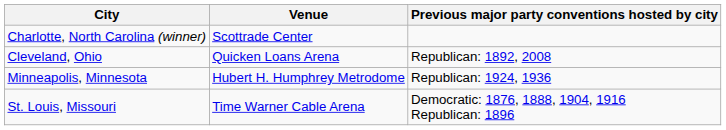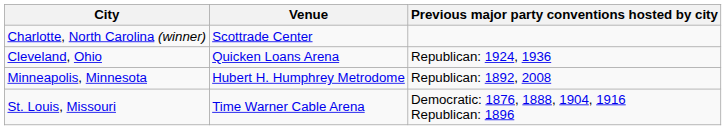(481, 57) Republican: 1892, 2008 -> (481, 57) Republican: 1924, 1936
(481, 78) Republican: 1924, 1936 -> (481, 78) Republican: 1892, 2008
